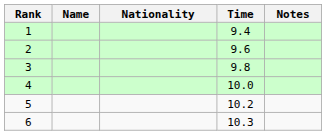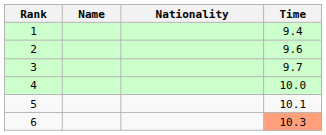- column: (293, 13)
(240, 67) 9.8 -> (293, 67) 9.7
(240, 103) 10.2 -> (293, 103) 10.1
(240, 121) no background -> (293, 121) lightsalmon background
